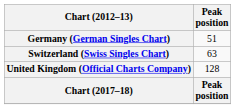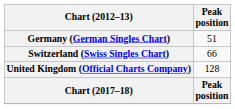(212, 54) 63 -> (212, 54) 66
